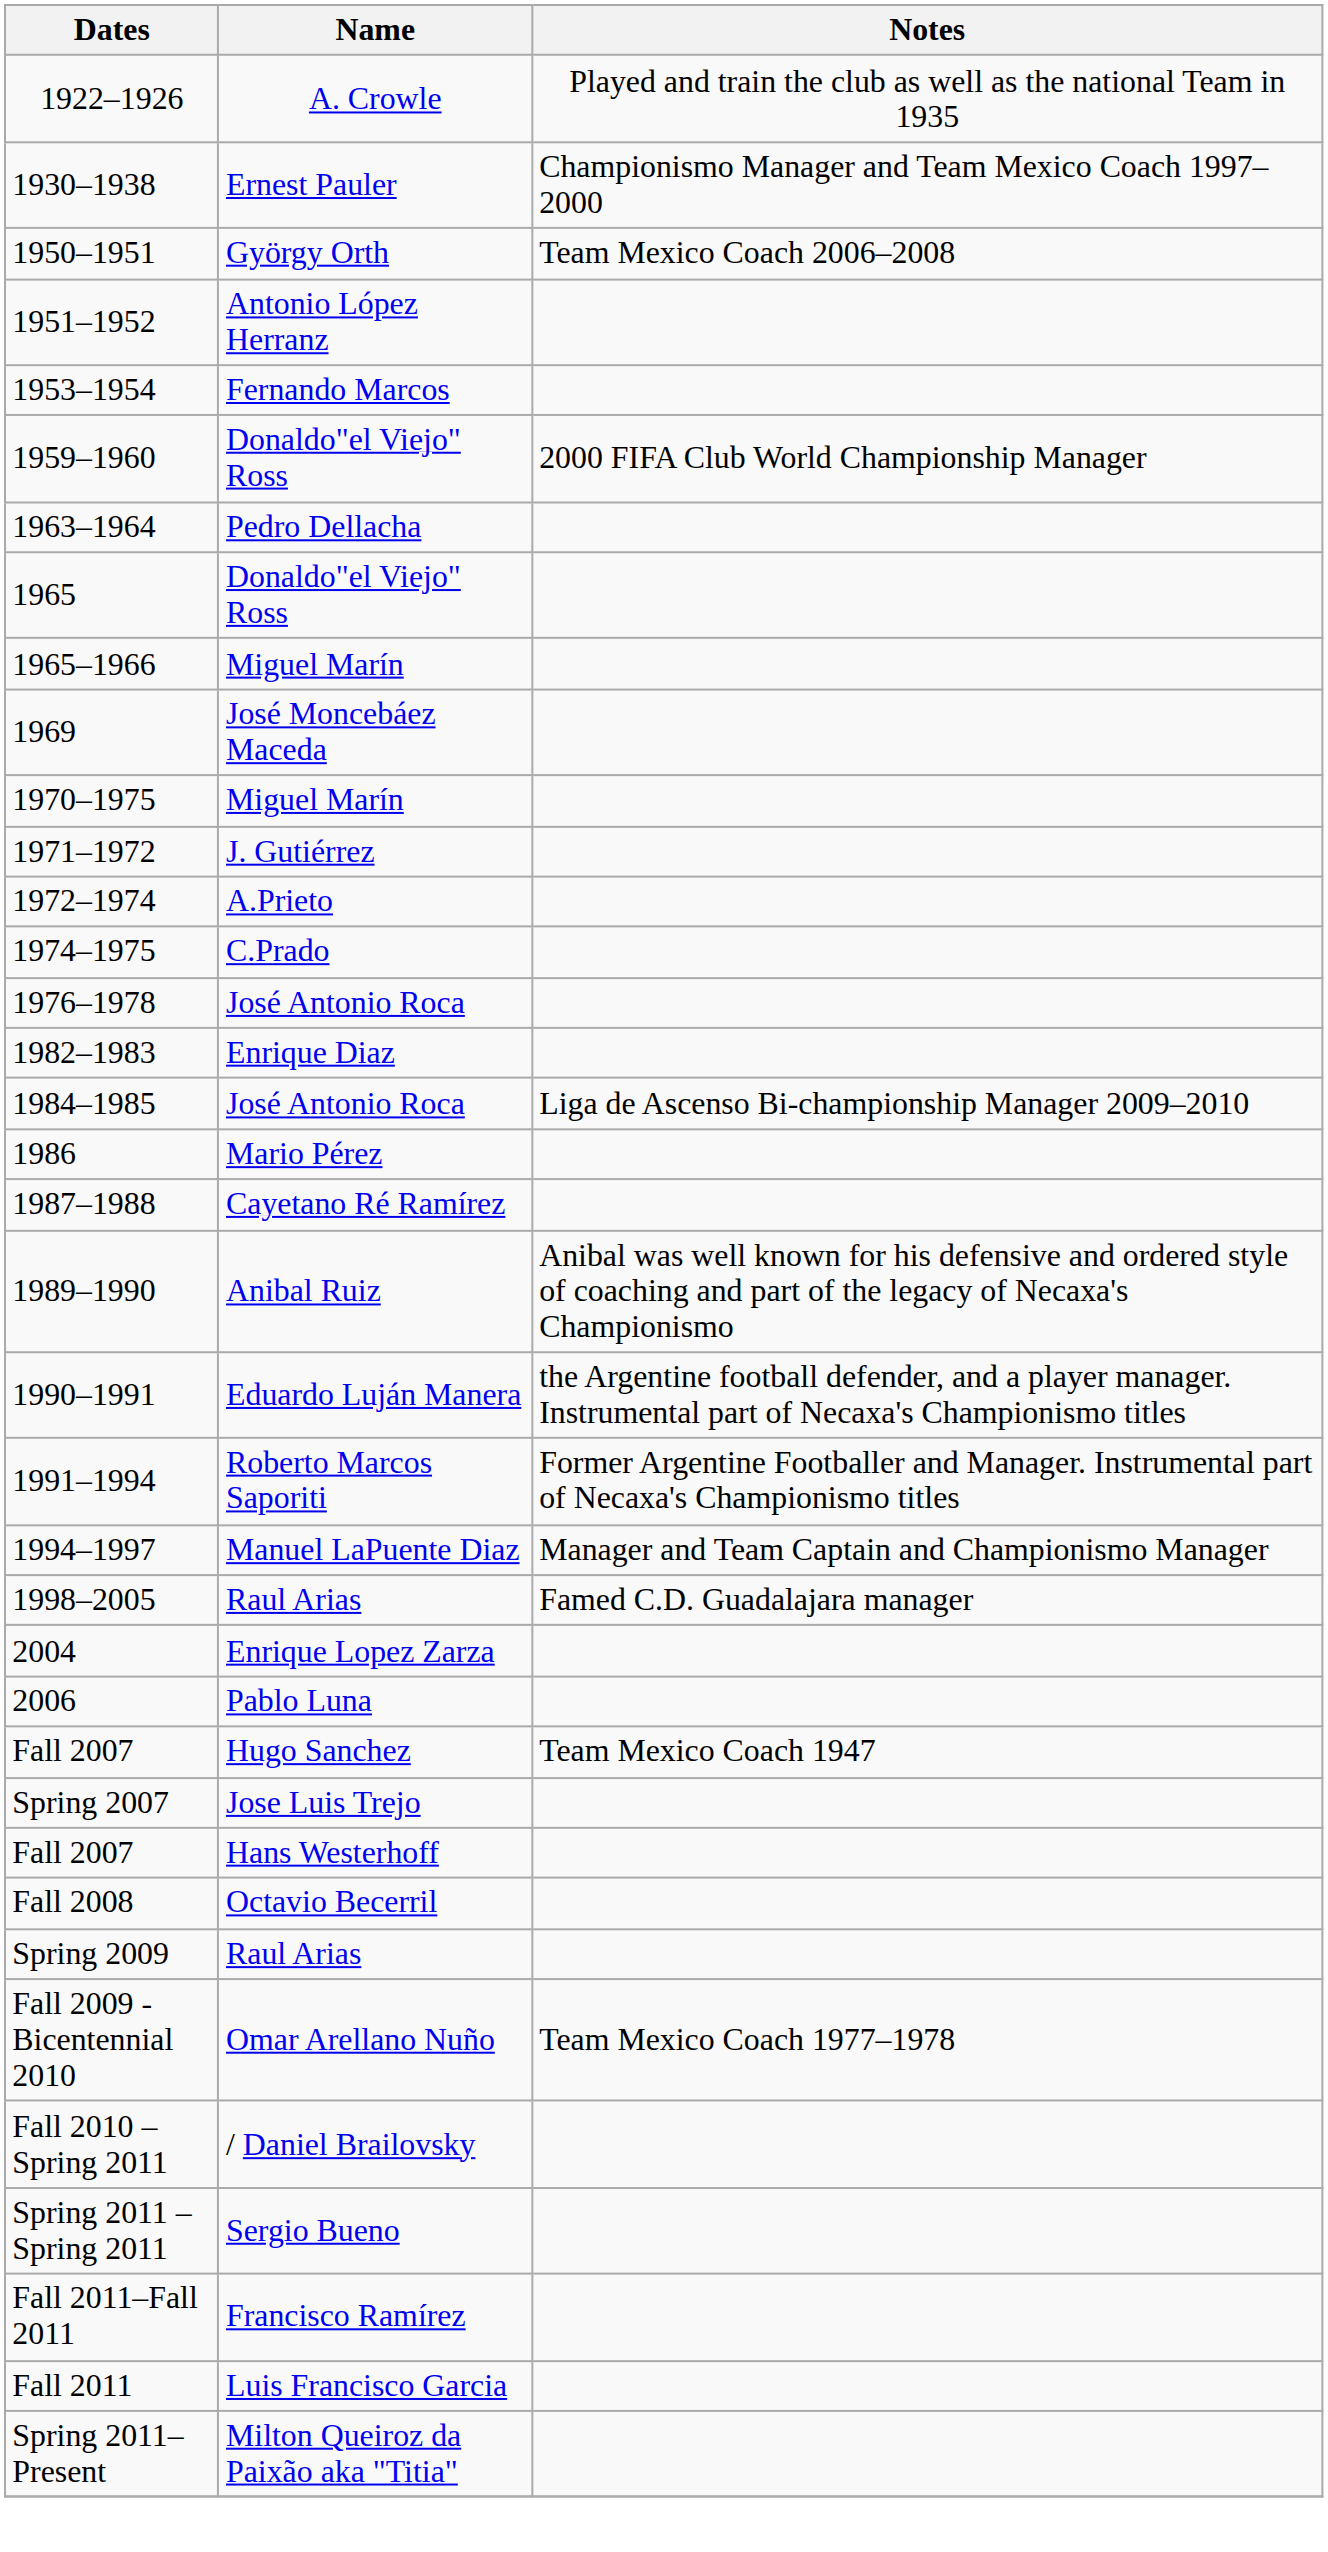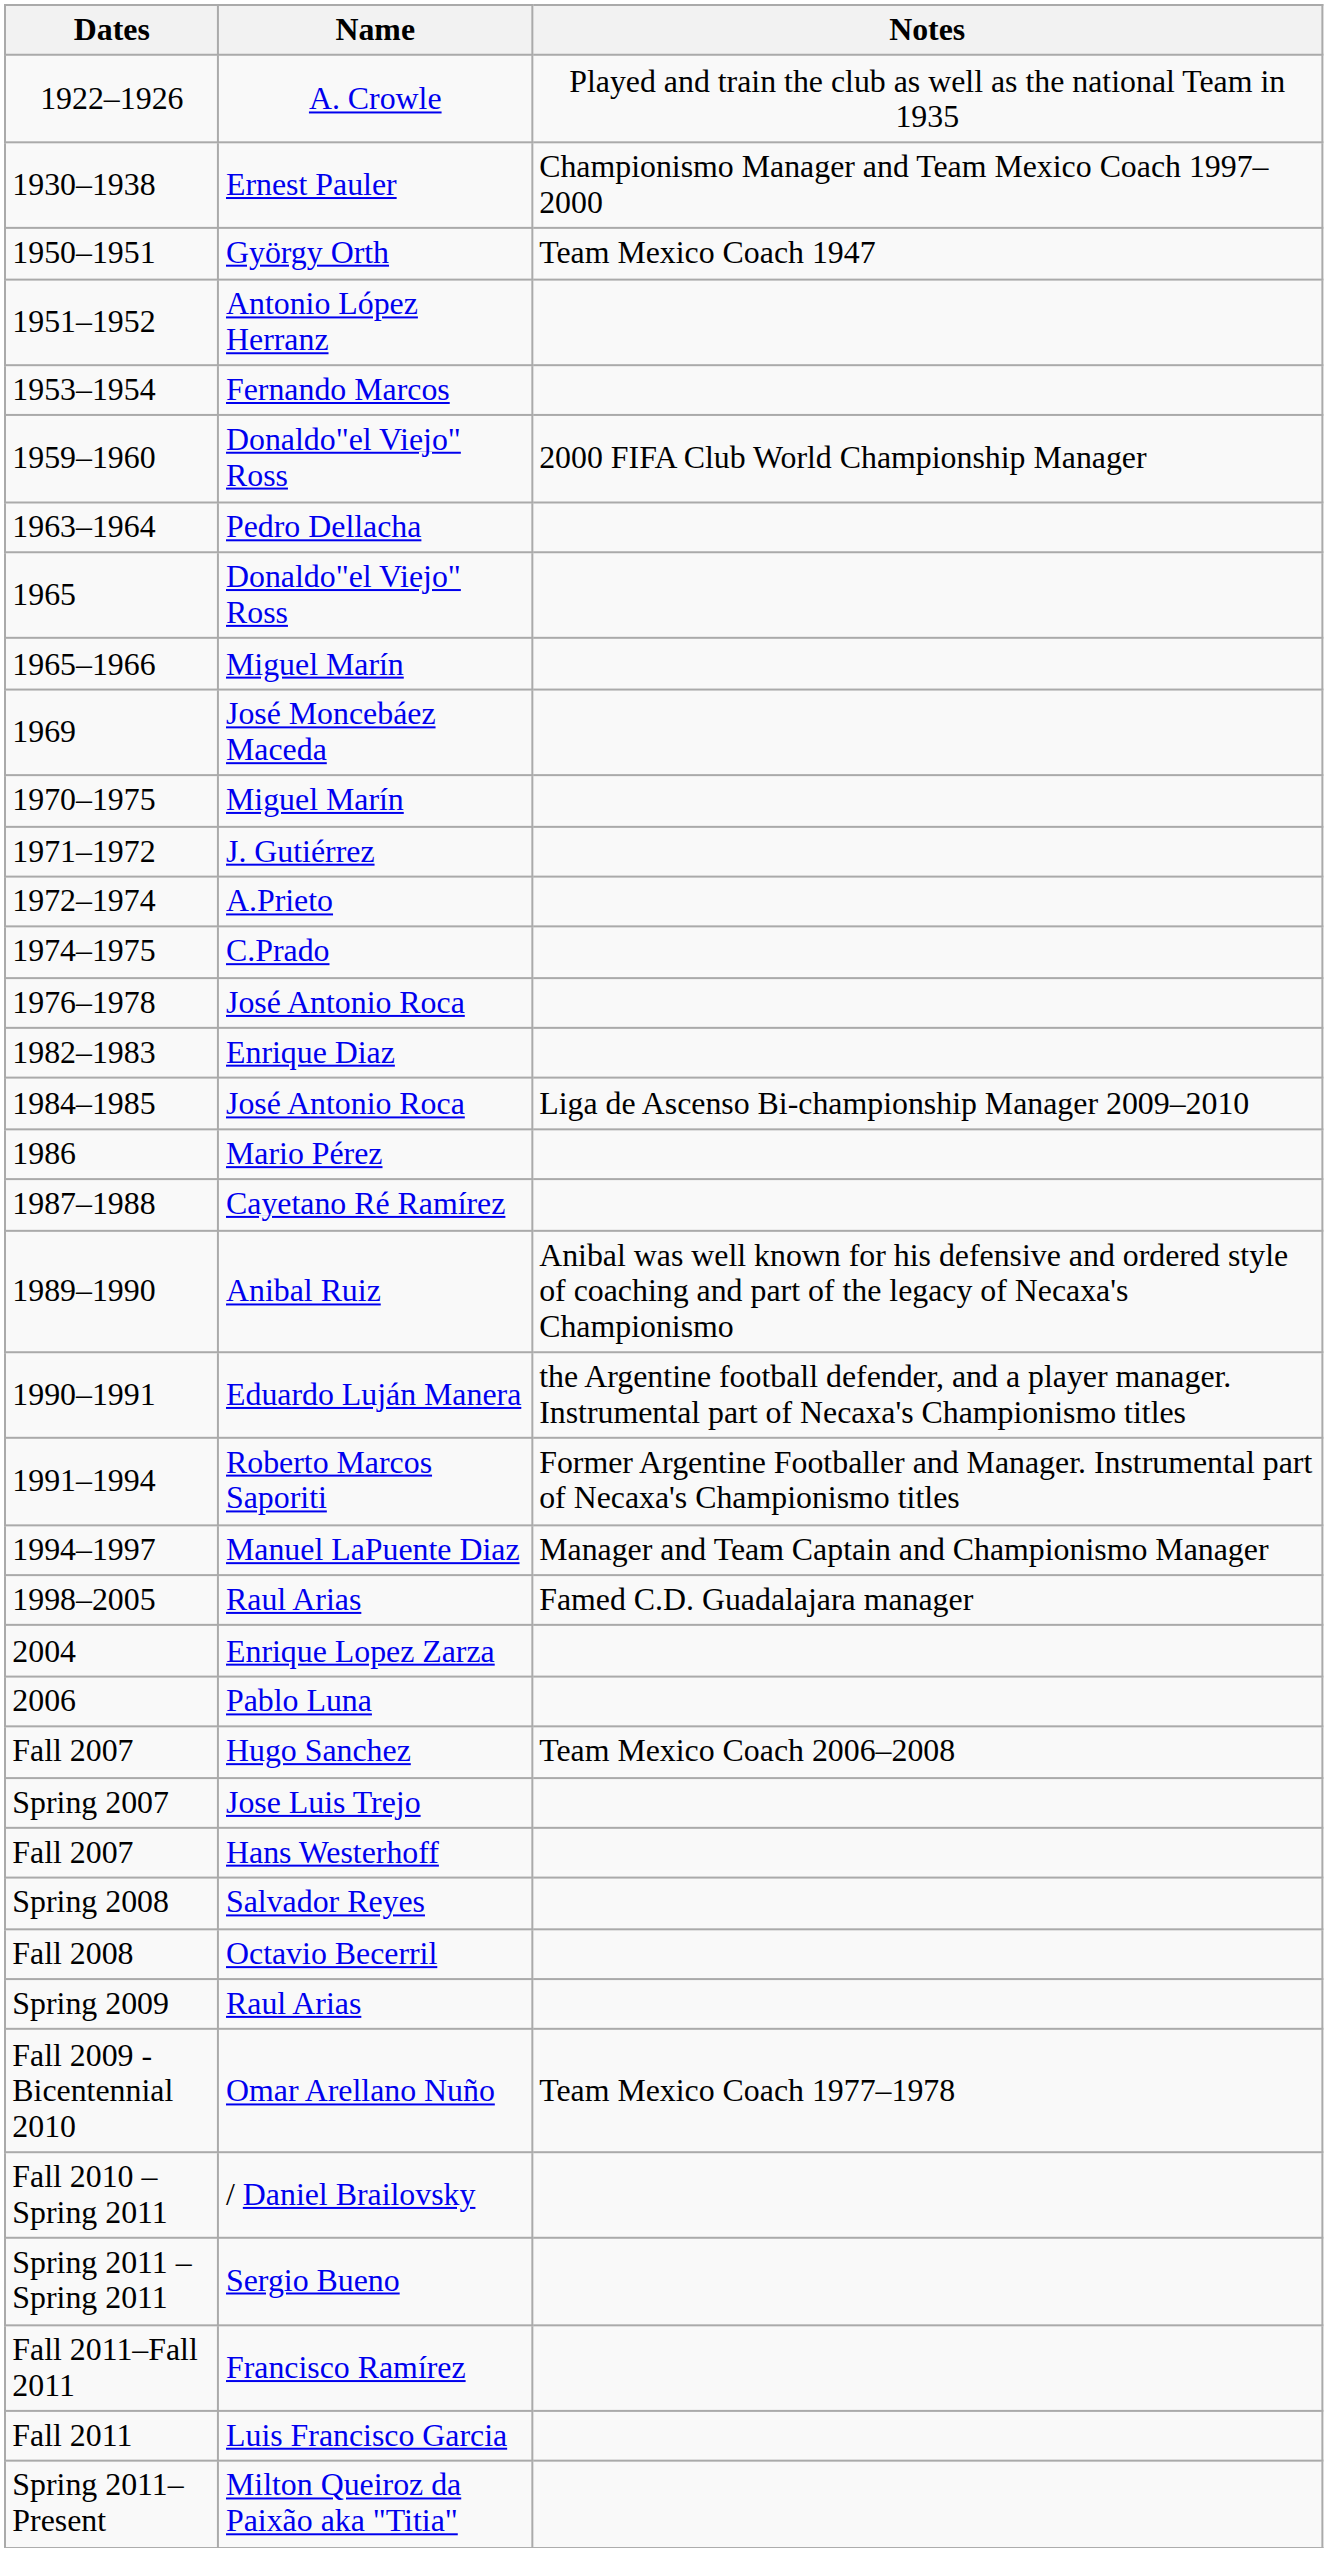(747, 252) Team Mexico Coach 2006–2008 -> (707, 252) Team Mexico Coach 1947
(707, 1751) Team Mexico Coach 1947 -> (747, 1751) Team Mexico Coach 2006–2008
+ row: (91, 1902)
